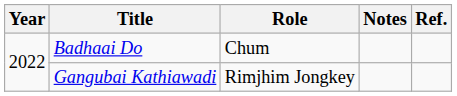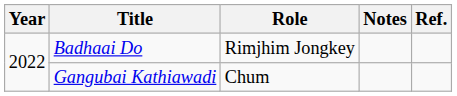(247, 47) Chum -> (290, 47) Rimjhim Jongkey
(290, 76) Rimjhim Jongkey -> (247, 76) Chum
